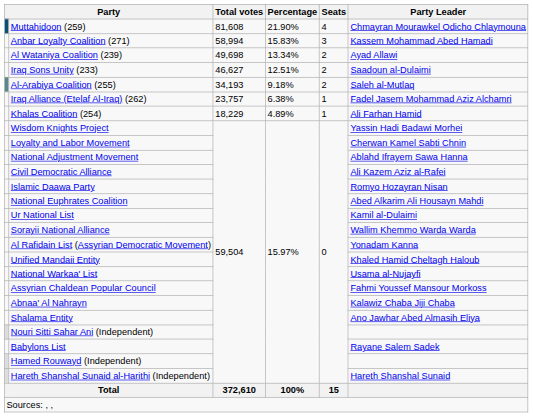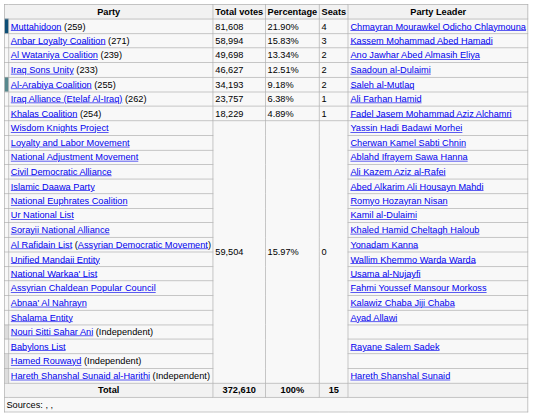(374, 56) Ayad Allawi -> (415, 56) Ano Jawhar Abed Almasih Eliya
(431, 99) Fadel Jasem Mohammad Aziz Alchamri -> (386, 99) Ali Farhan Hamid
(386, 114) Ali Farhan Hamid -> (431, 114) Fadel Jasem Mohammad Aziz Alchamri
(399, 187) Romyo Hozayran Nisan -> (417, 187) Abed Alkarim Ali Housayn Mahdi
(417, 201) Abed Alkarim Ali Housayn Mahdi -> (399, 201) Romyo Hozayran Nisan
(413, 230) Wallim Khemmo Warda Warda -> (415, 230) Khaled Hamid Cheltagh Haloub
(415, 260) Khaled Hamid Cheltagh Haloub -> (413, 260) Wallim Khemmo Warda Warda
(415, 318) Ano Jawhar Abed Almasih Eliya -> (374, 318) Ayad Allawi
